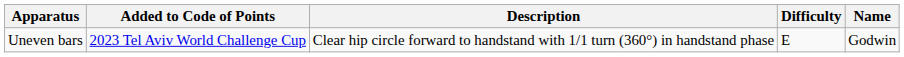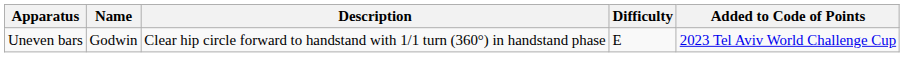columns swapped: (872, 16) <-> (198, 16)
